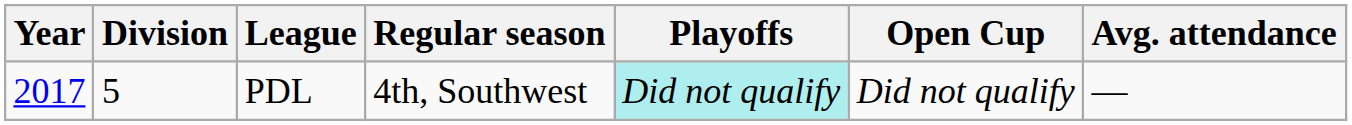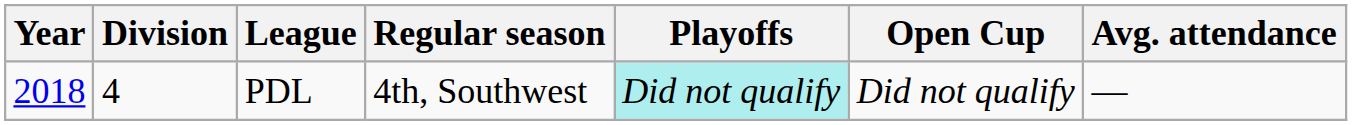(49, 90) 2017 -> (49, 90) 2018
(111, 90) 5 -> (111, 90) 4
